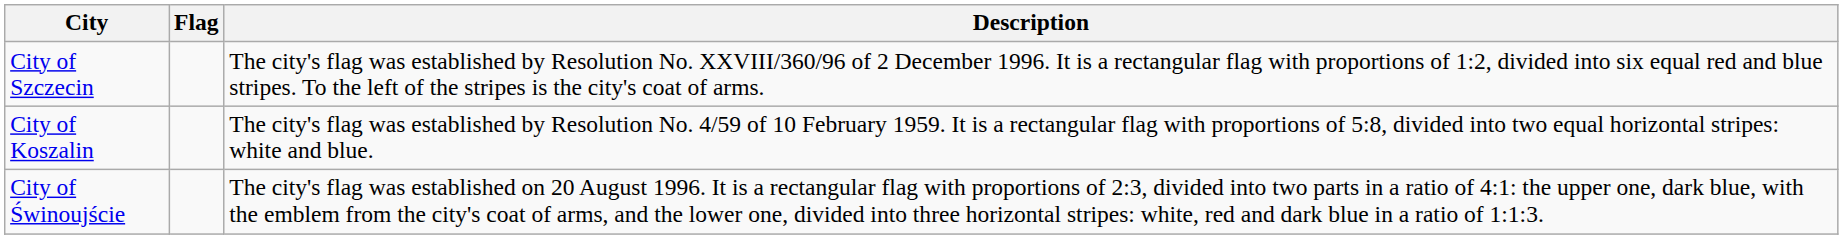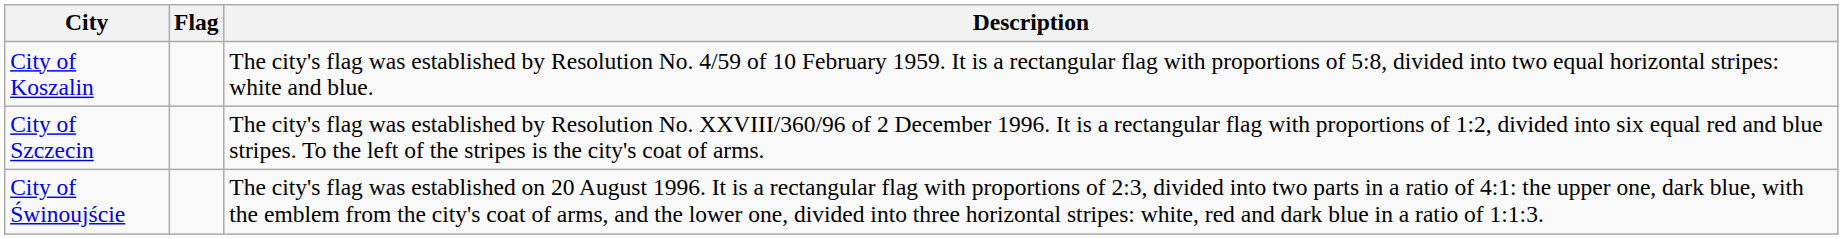rows swapped: (52, 137) <-> (52, 73)
